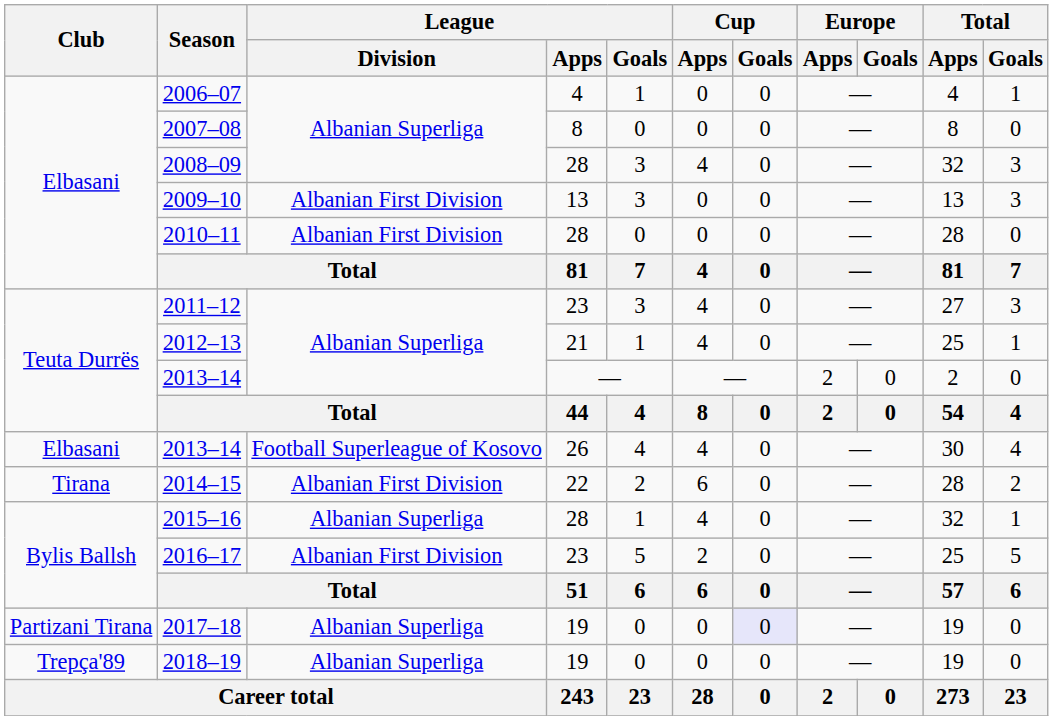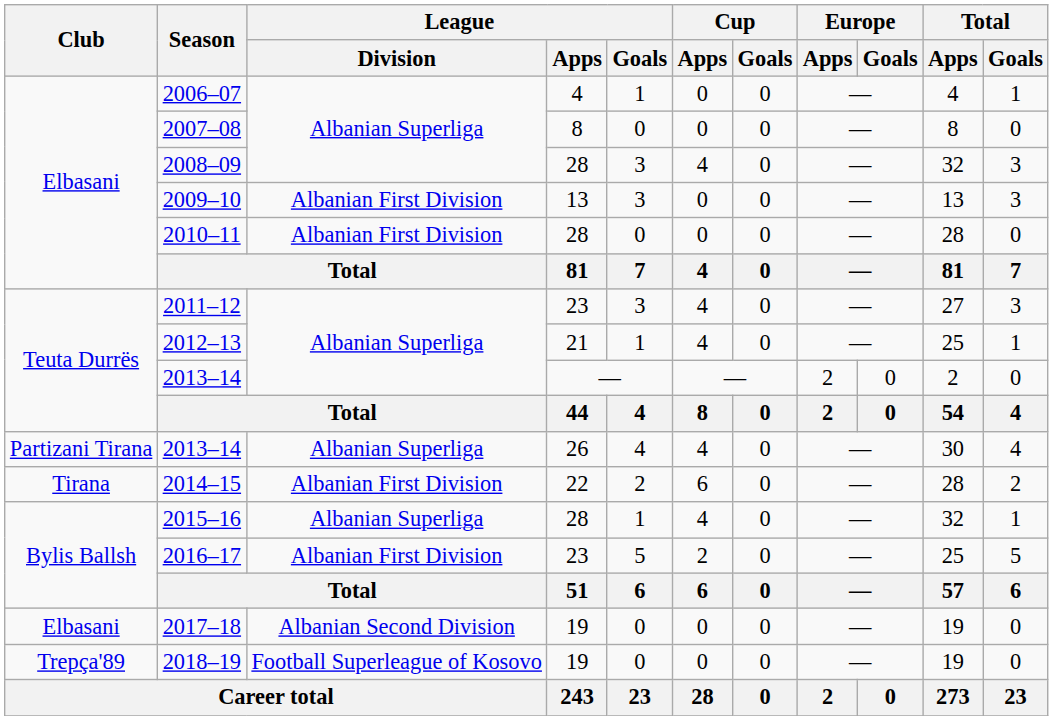(81, 448) Elbasani -> (81, 448) Partizani Tirana
(397, 448) Football Superleague of Kosovo -> (397, 448) Albanian Superliga
(81, 626) Partizani Tirana -> (81, 626) Elbasani
(397, 626) Albanian Superliga -> (397, 626) Albanian Second Division
(765, 626) lavender background -> (765, 626) no background
(397, 661) Albanian Superliga -> (397, 661) Football Superleague of Kosovo
